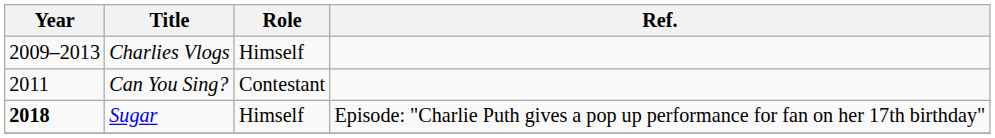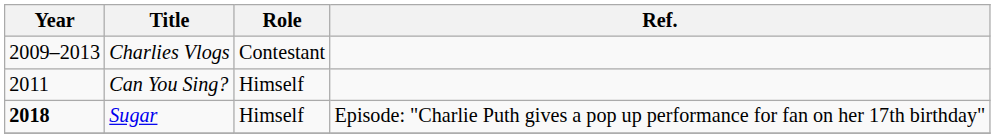(271, 52) Himself -> (282, 52) Contestant
(282, 84) Contestant -> (271, 84) Himself
